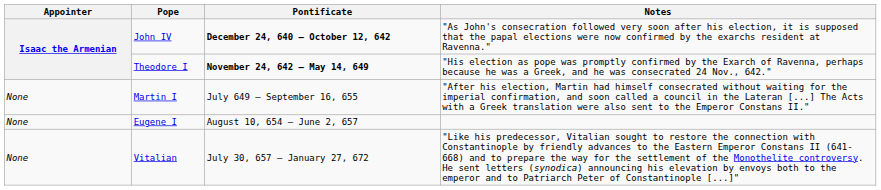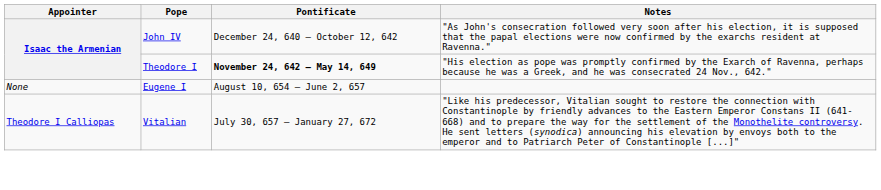(299, 37) bold -> (306, 37) normal
- row: (155, 97)
(17, 157) None -> (60, 122) Theodore I Calliopas
